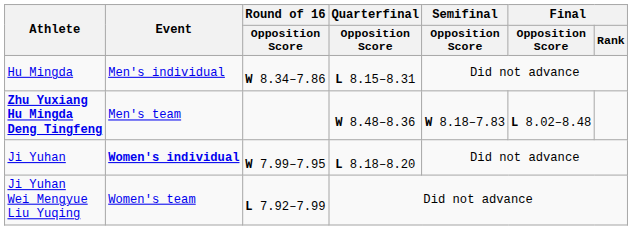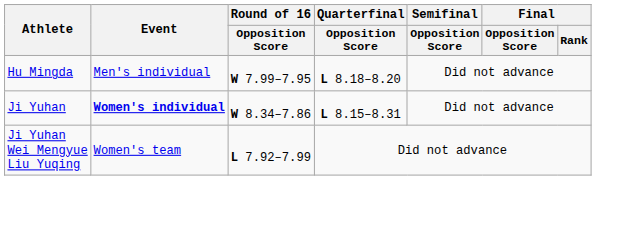(285, 80) W 8.34–7.86 -> (271, 80) W 7.99–7.95
(375, 80) L 8.15–8.31 -> (361, 80) L 8.18–8.20
- row: (55, 115)
(285, 165) W 7.99–7.95 -> (271, 115) W 8.34–7.86
(375, 165) L 8.18–8.20 -> (361, 115) L 8.15–8.31
